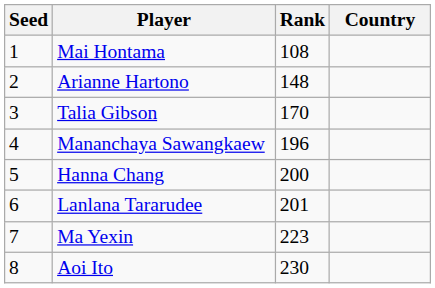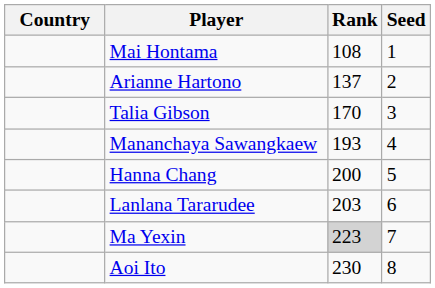columns swapped: (380, 19) <-> (29, 19)
(294, 81) 148 -> (347, 81) 137
(294, 143) 196 -> (347, 143) 193
(294, 205) 201 -> (347, 205) 203
(294, 236) no background -> (347, 236) lightgrey background
